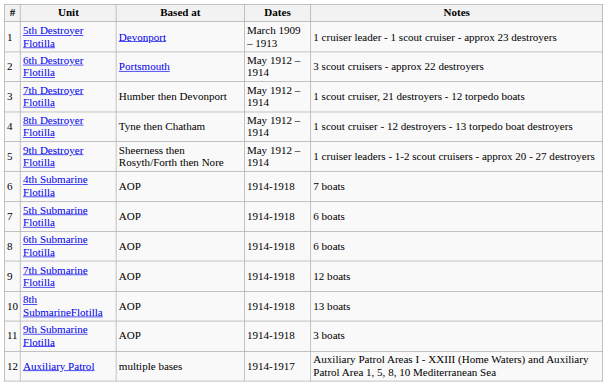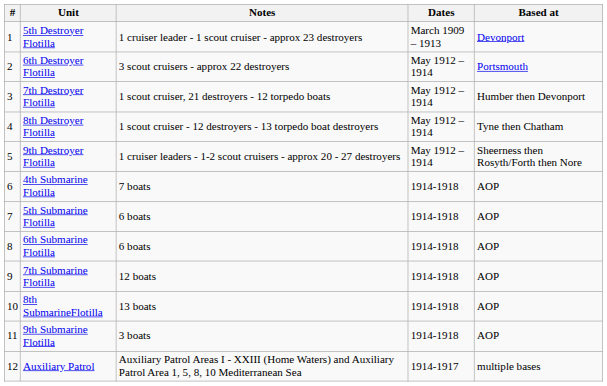columns swapped: (180, 13) <-> (457, 13)
